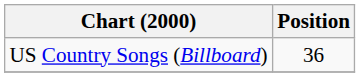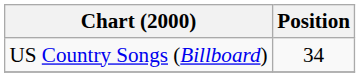(314, 54) 36 -> (314, 54) 34
